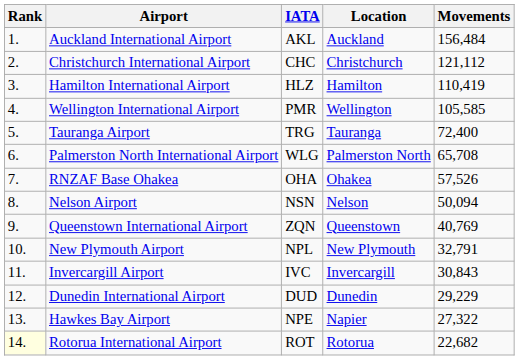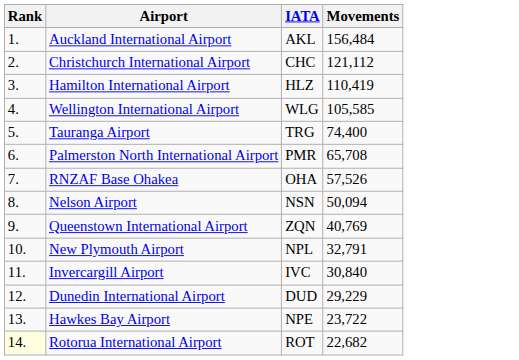- column: (379, 16)
(301, 109) PMR -> (302, 109) WLG
(458, 132) 72,400 -> (347, 132) 74,400
(302, 156) WLG -> (301, 156) PMR
(458, 272) 30,843 -> (347, 272) 30,840
(458, 319) 27,322 -> (347, 319) 23,722
